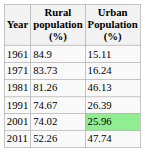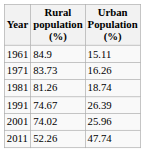(100, 71) 16.24 -> (100, 71) 16.26
(100, 88) 46.13 -> (100, 88) 18.74
(100, 122) lightgreen background -> (100, 122) no background
